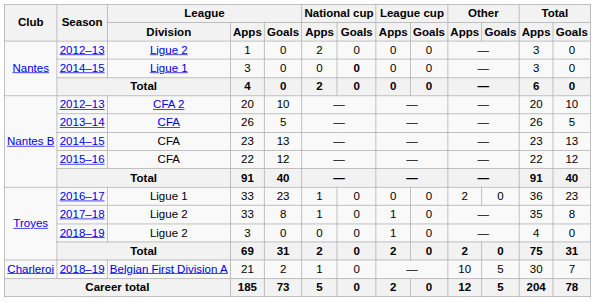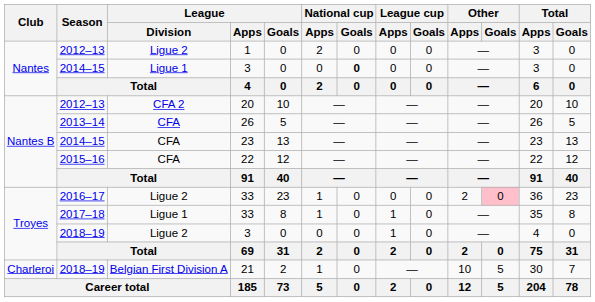(169, 196) Ligue 1 -> (169, 196) Ligue 2
(500, 196) no background -> (500, 196) pink background
(169, 214) Ligue 2 -> (169, 214) Ligue 1
